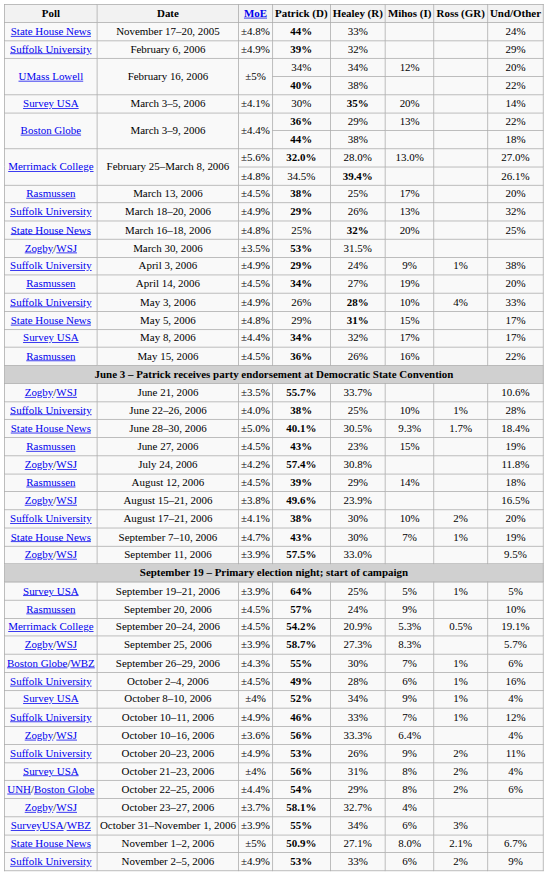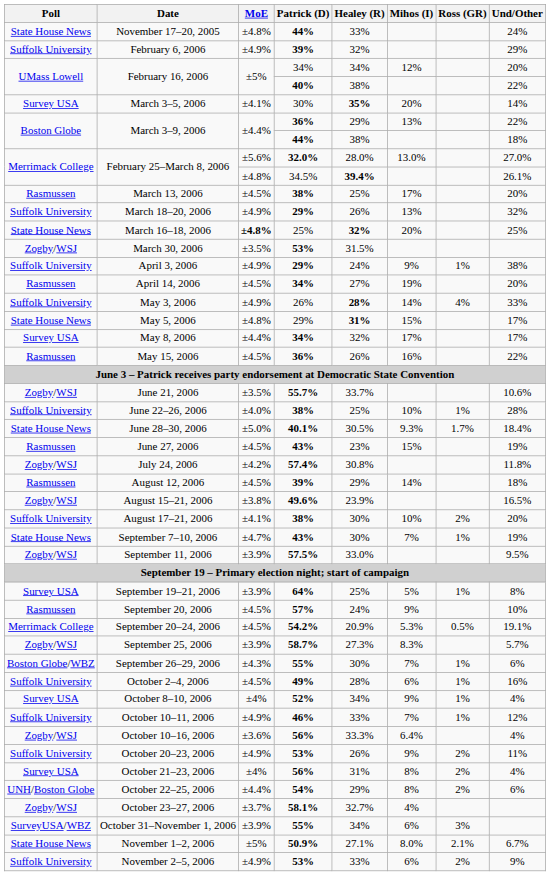(255, 230) normal -> (256, 230) bold
(410, 302) 10% -> (411, 302) 14%
(515, 591) 5% -> (517, 591) 8%
